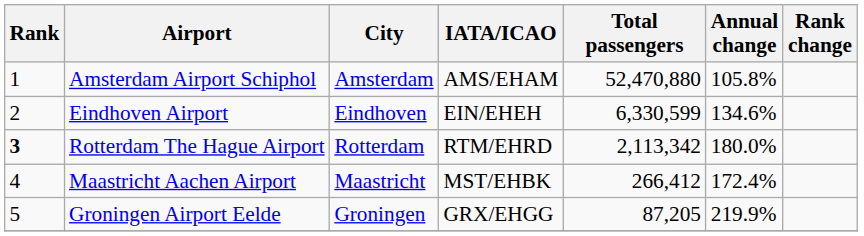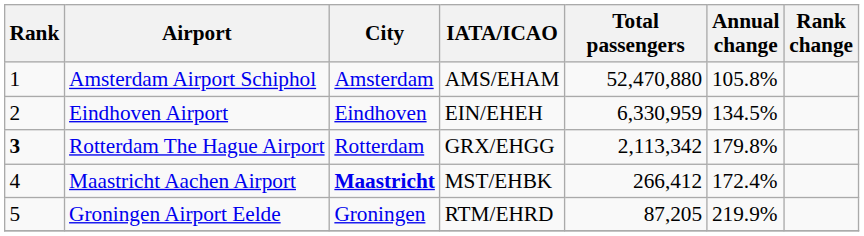(658, 112) 6,330,599 -> (660, 112) 6,330,959
(744, 112) 134.6% -> (745, 112) 134.5%
(498, 146) RTM/EHRD -> (500, 146) GRX/EHGG
(744, 146) 180.0% -> (745, 146) 179.8%
(380, 180) normal -> (385, 180) bold
(498, 214) GRX/EHGG -> (499, 214) RTM/EHRD
